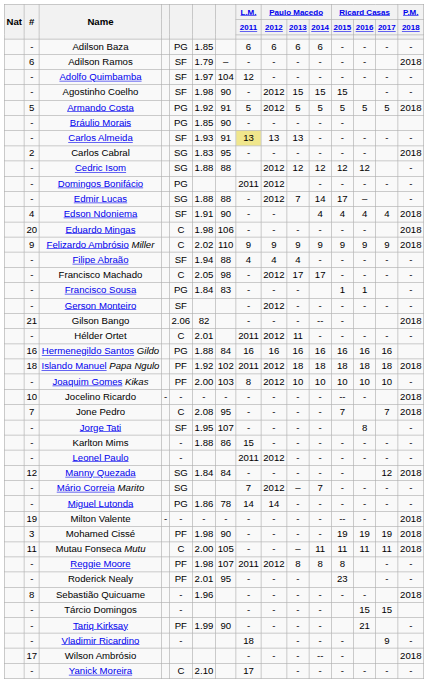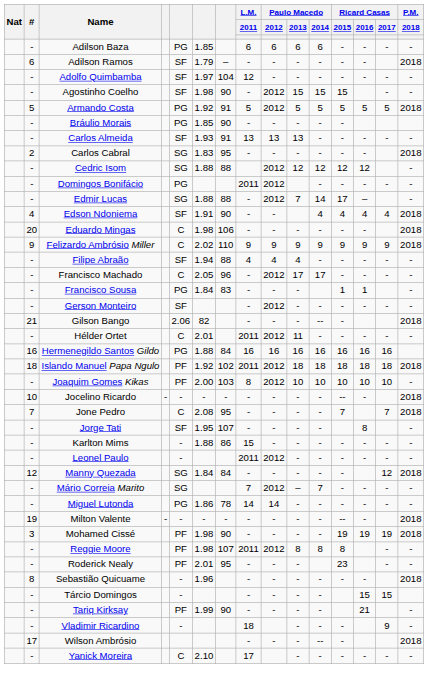(248, 138) khaki background -> (248, 138) no background
(226, 275) 98 -> (226, 275) 96
- row: (100, 549)
